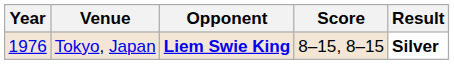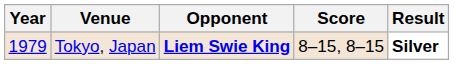(28, 46) 1976 -> (28, 46) 1979
